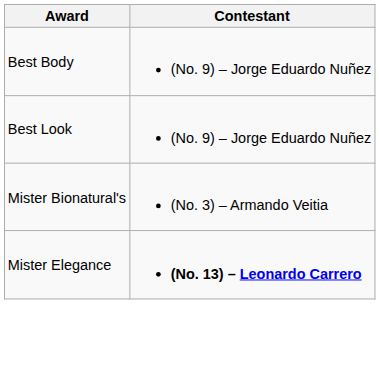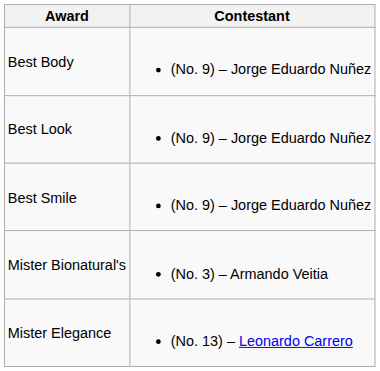+ row: (42, 197)
(252, 273) bold -> (252, 341) normal
